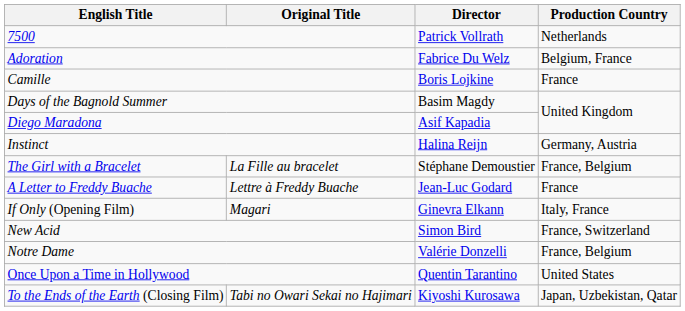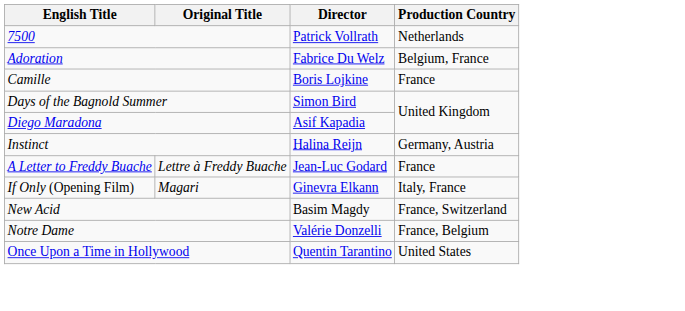(456, 101) Basim Magdy -> (324, 101) Simon Bird
- row: (74, 166)
(450, 230) Simon Bird -> (331, 209) Basim Magdy
- row: (116, 295)
